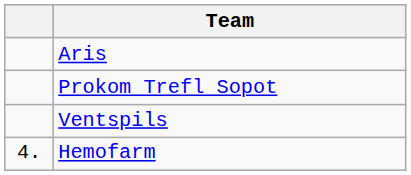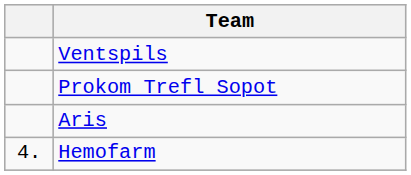rows swapped: (83, 54) <-> (113, 120)
